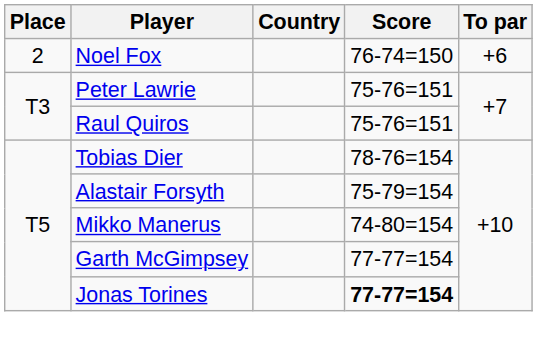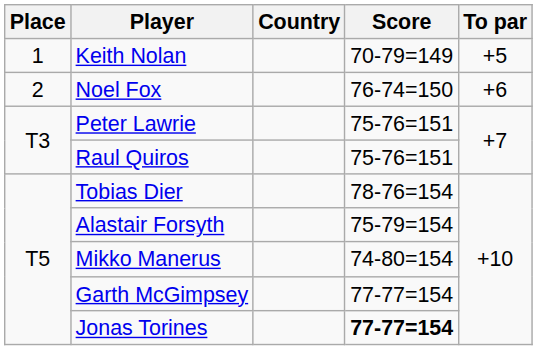+ row: (131, 56)
